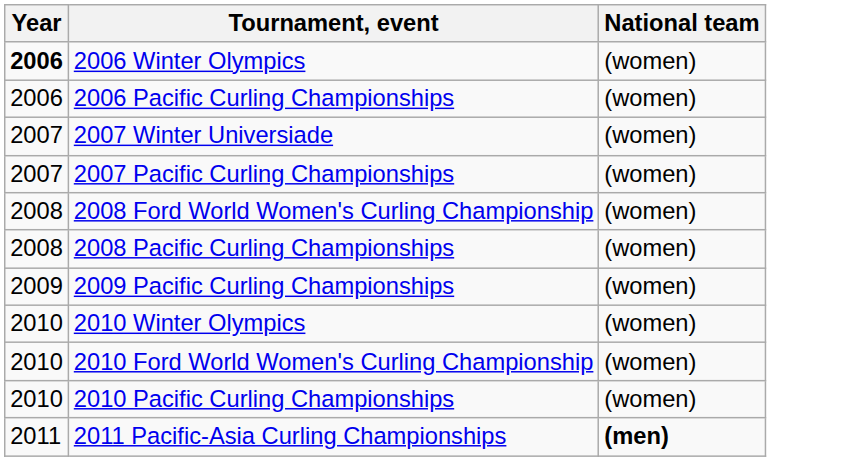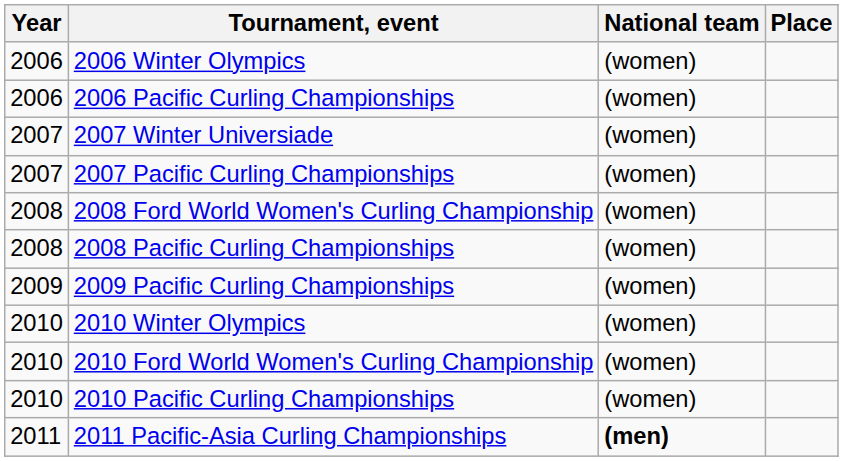+ column: (801, 23)
(37, 60) bold -> (37, 60) normal
